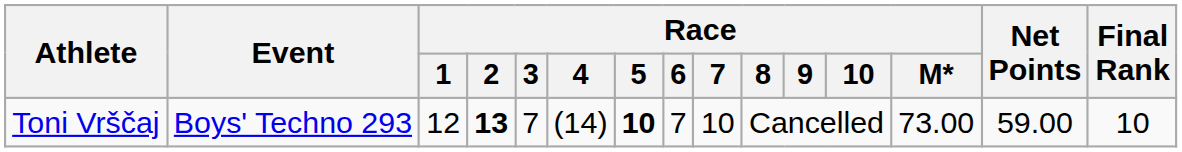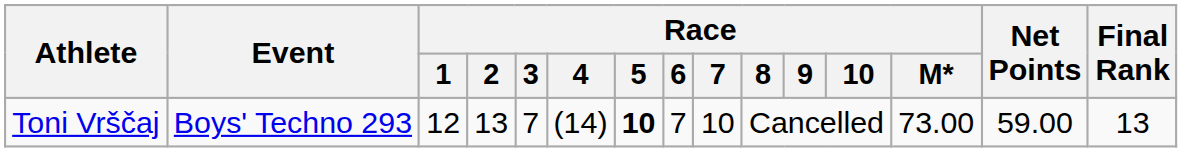(491, 123) bold -> (491, 123) normal
(1133, 123) 10 -> (1133, 123) 13
